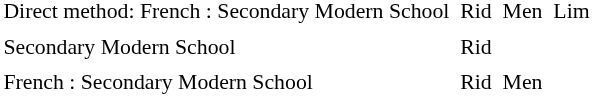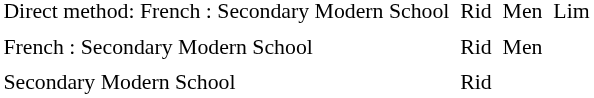rows swapped: (158, 82) <-> (119, 46)
